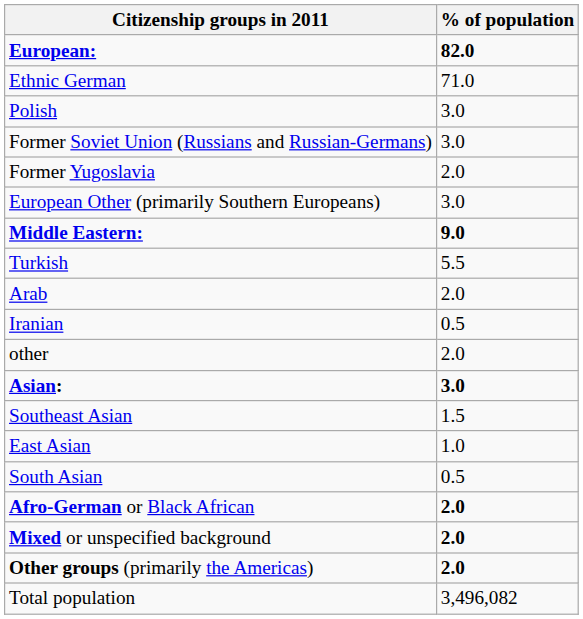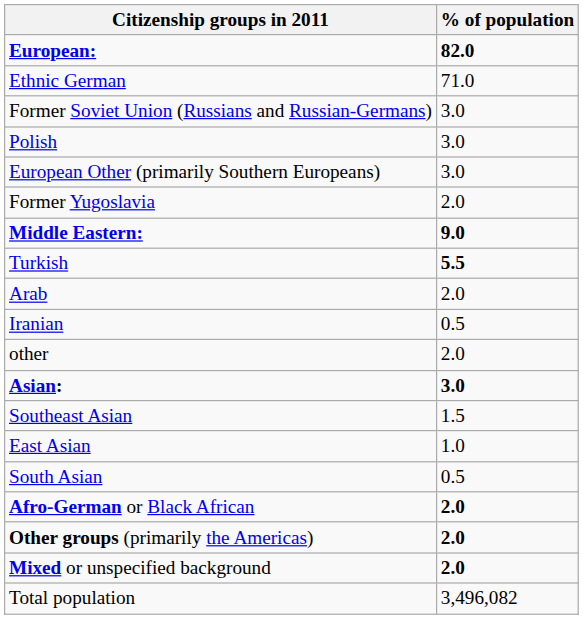rows swapped: (33, 111) <-> (220, 141)
rows swapped: (82, 171) <-> (195, 202)
(453, 263) normal -> (453, 263) bold
rows swapped: (140, 537) <-> (161, 567)
